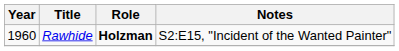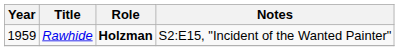(22, 35) 1960 -> (22, 35) 1959
